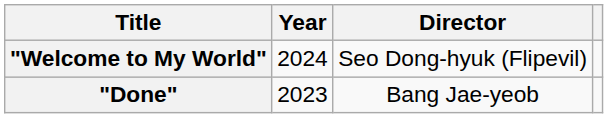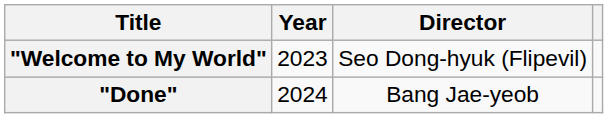(302, 58) 2024 -> (302, 58) 2023
(302, 94) 2023 -> (302, 94) 2024
